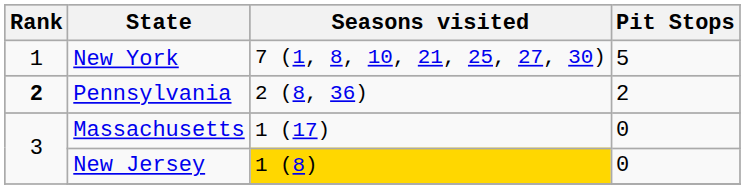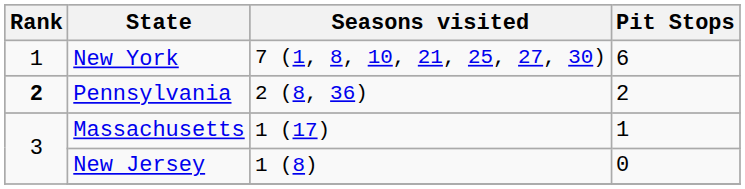(623, 59) 5 -> (623, 59) 6
(623, 130) 0 -> (623, 130) 1
(286, 166) gold background -> (286, 166) no background
